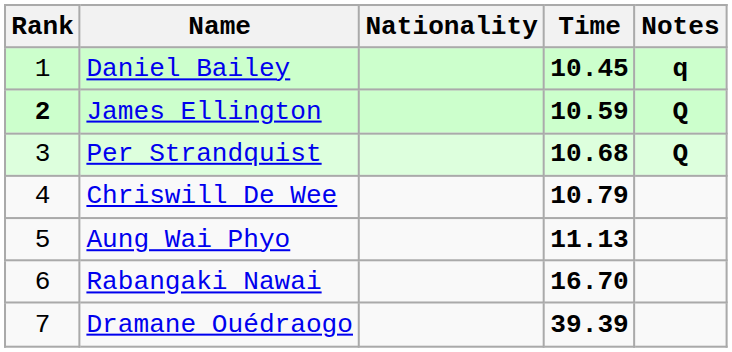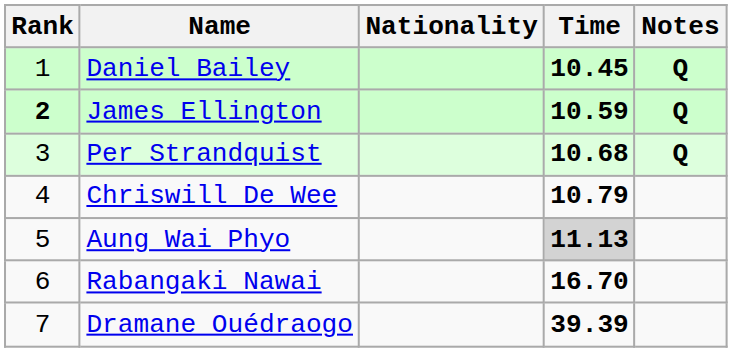(680, 69) q -> (680, 69) Q
(590, 239) no background -> (590, 239) lightgrey background
